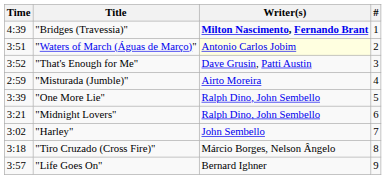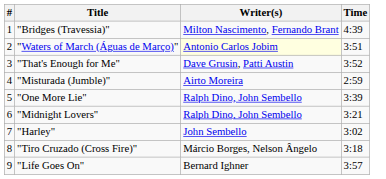columns swapped: (376, 13) <-> (19, 13)
(285, 30) bold -> (261, 30) normal
